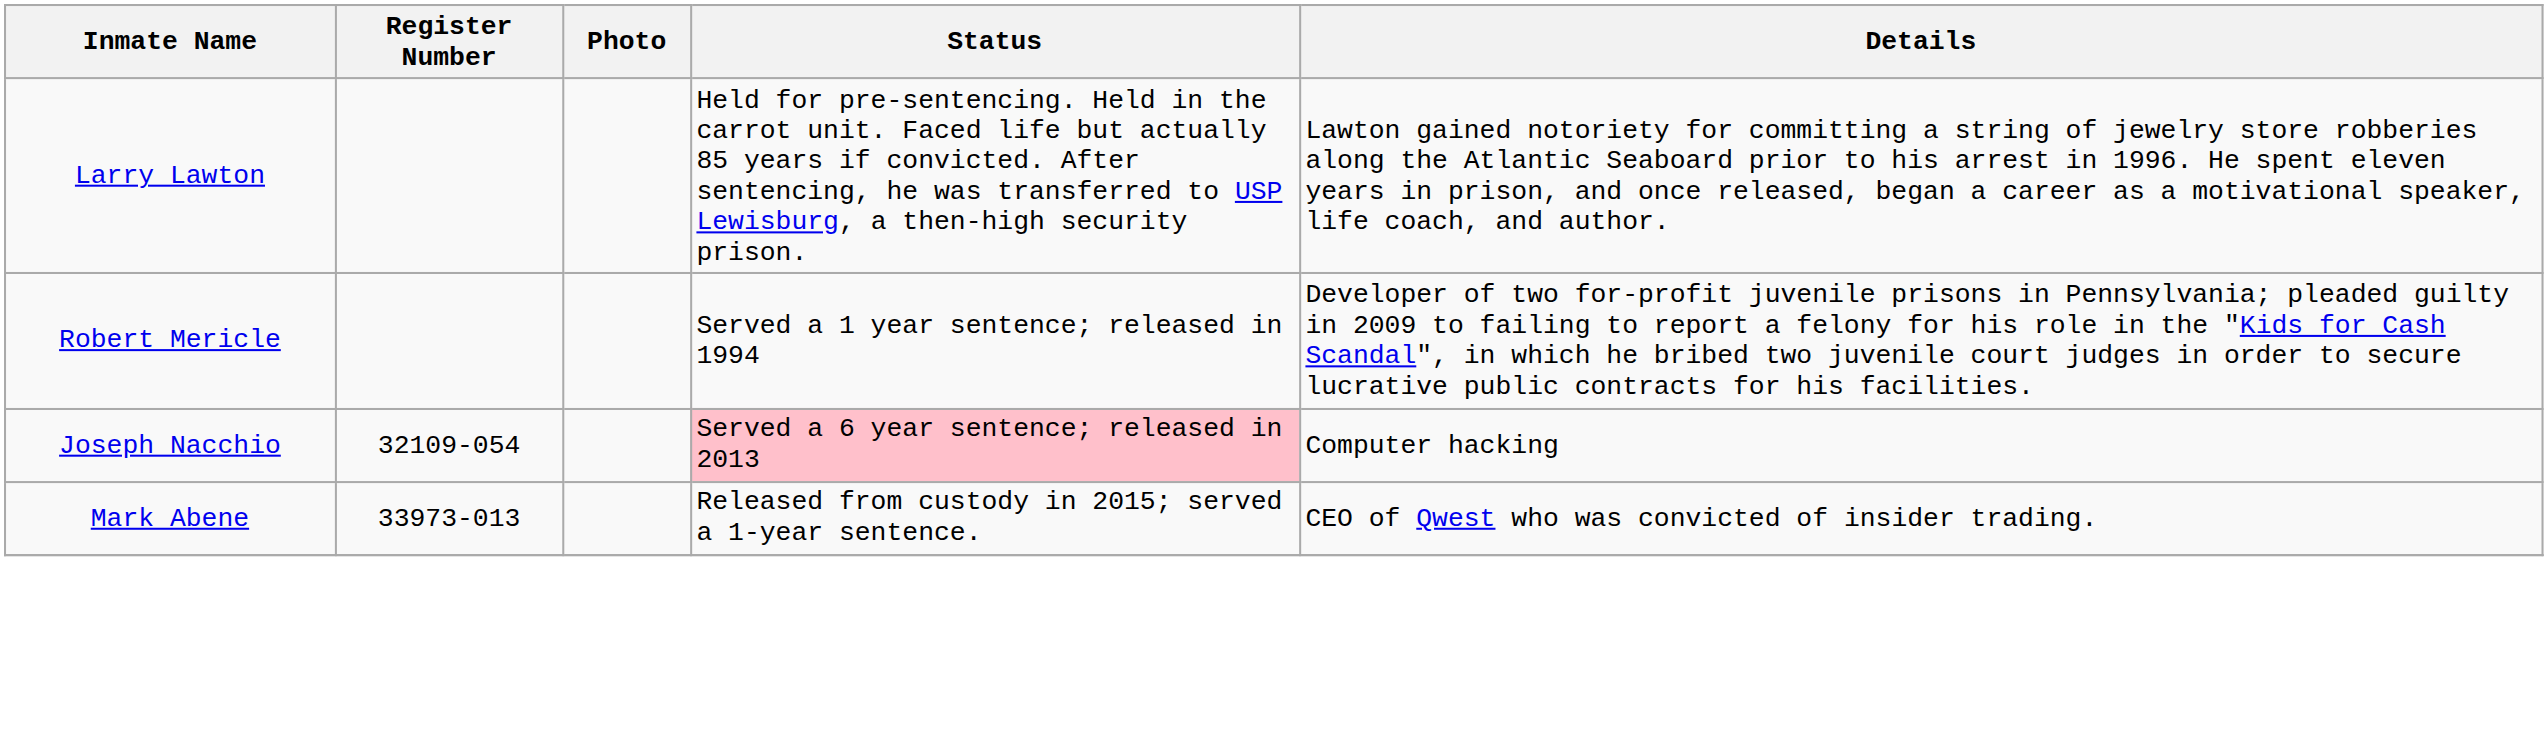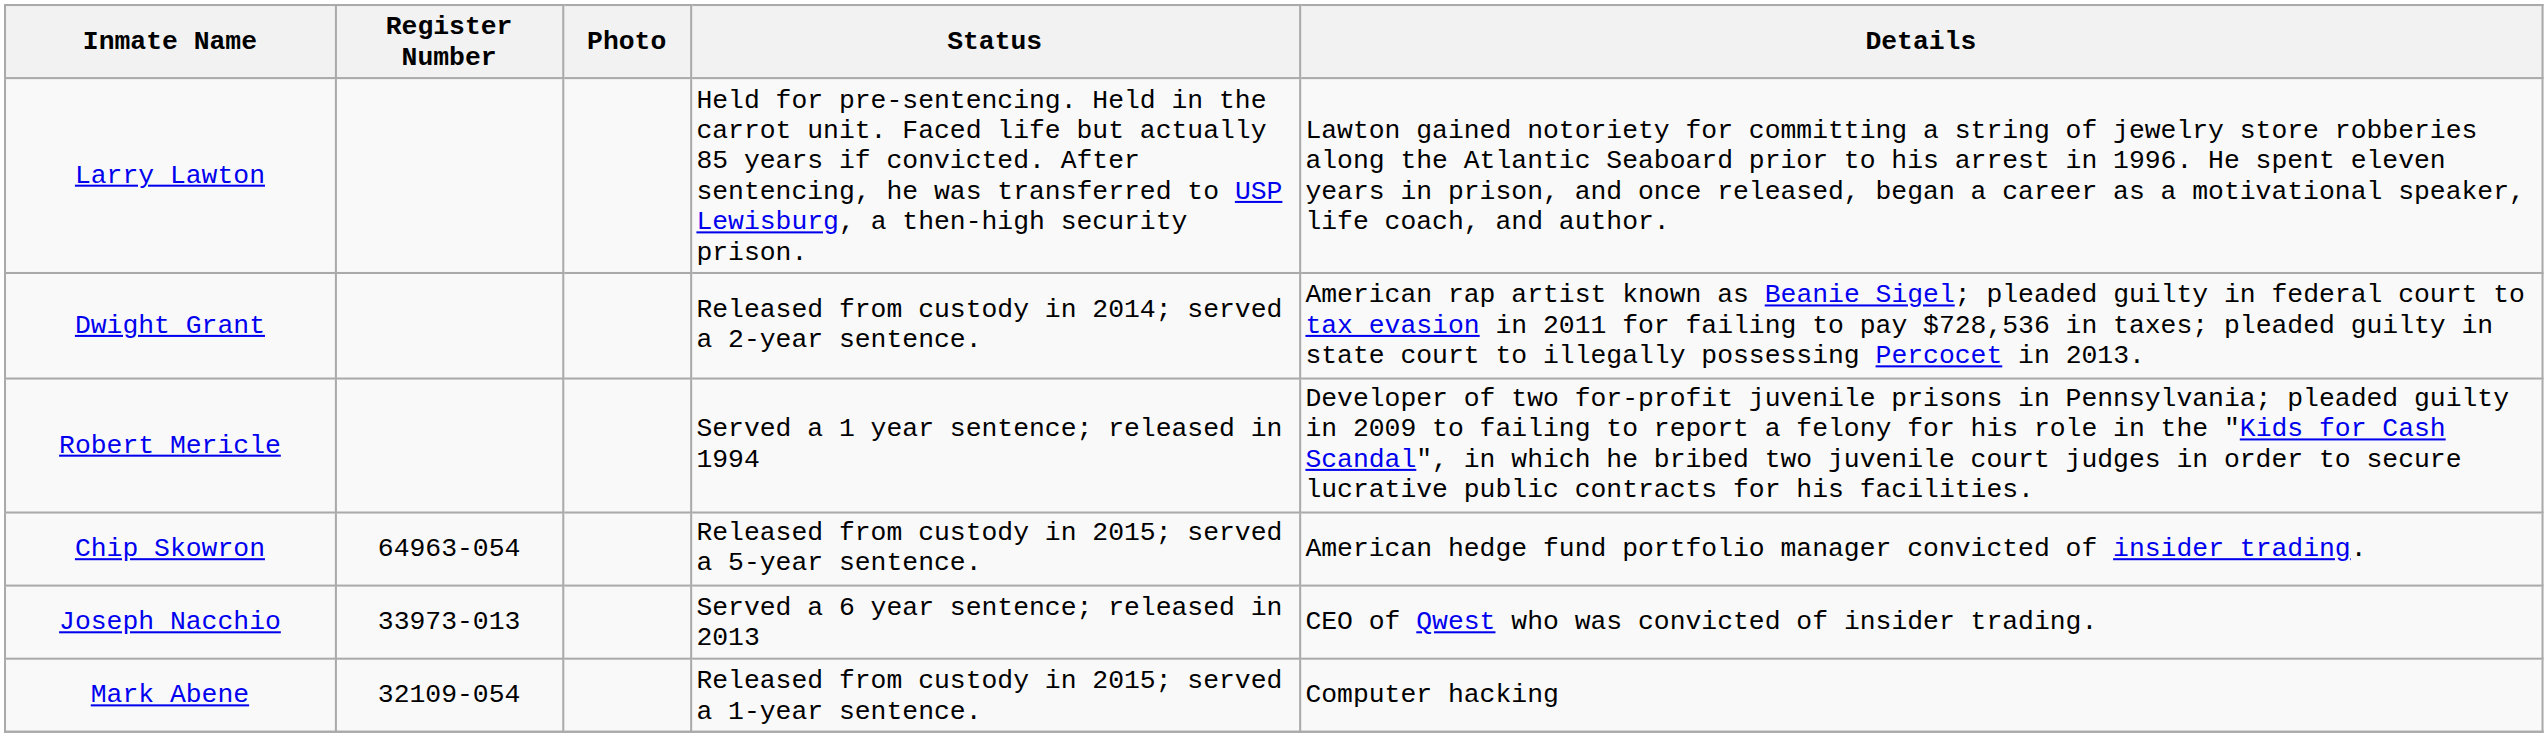+ row: (170, 326)
+ row: (170, 549)
(449, 445) 32109-054 -> (449, 622) 33973-013
(989, 445) pink background -> (989, 622) no background
(1432, 445) Computer hacking -> (1701, 622) CEO of Qwest who was convicted of insider trading.
(449, 518) 33973-013 -> (449, 696) 32109-054
(1701, 518) CEO of Qwest who was convicted of insider trading. -> (1432, 696) Computer hacking
